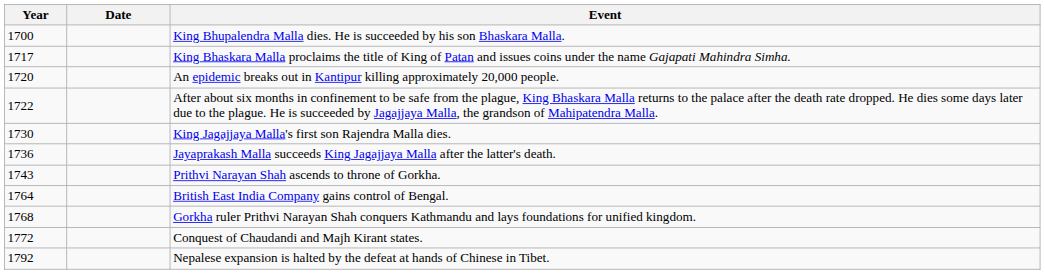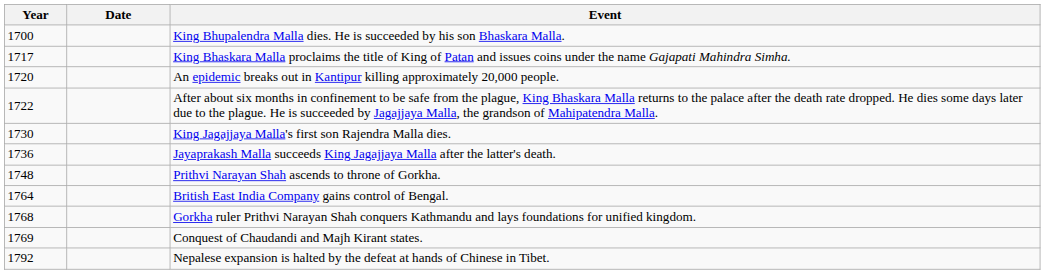(21, 175) 1743 -> (21, 175) 1748
(21, 237) 1772 -> (21, 237) 1769
